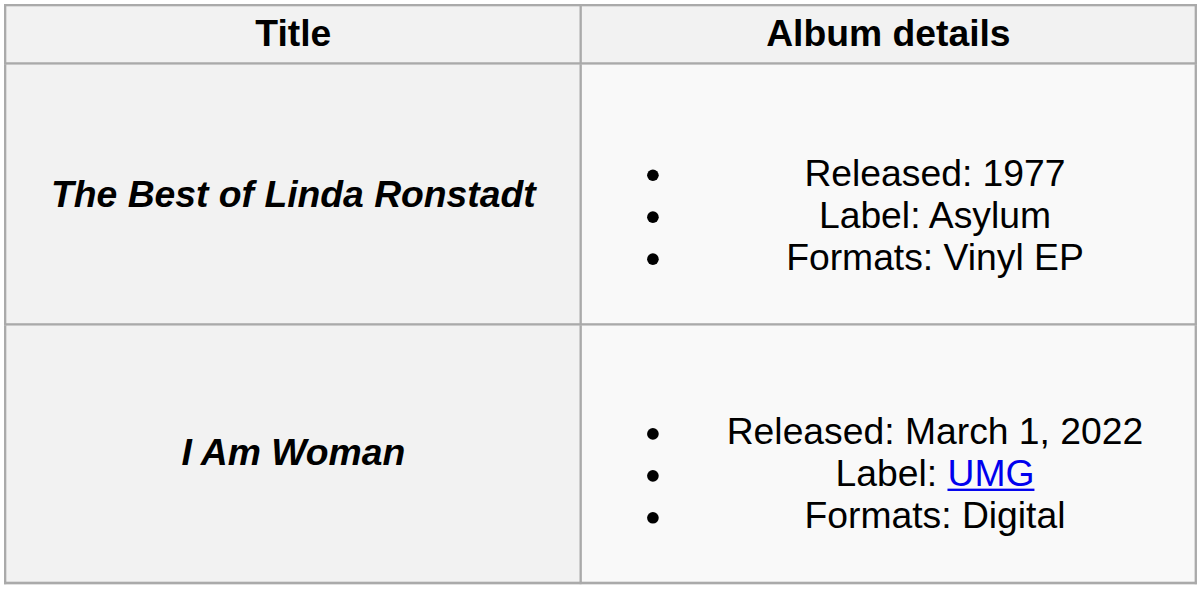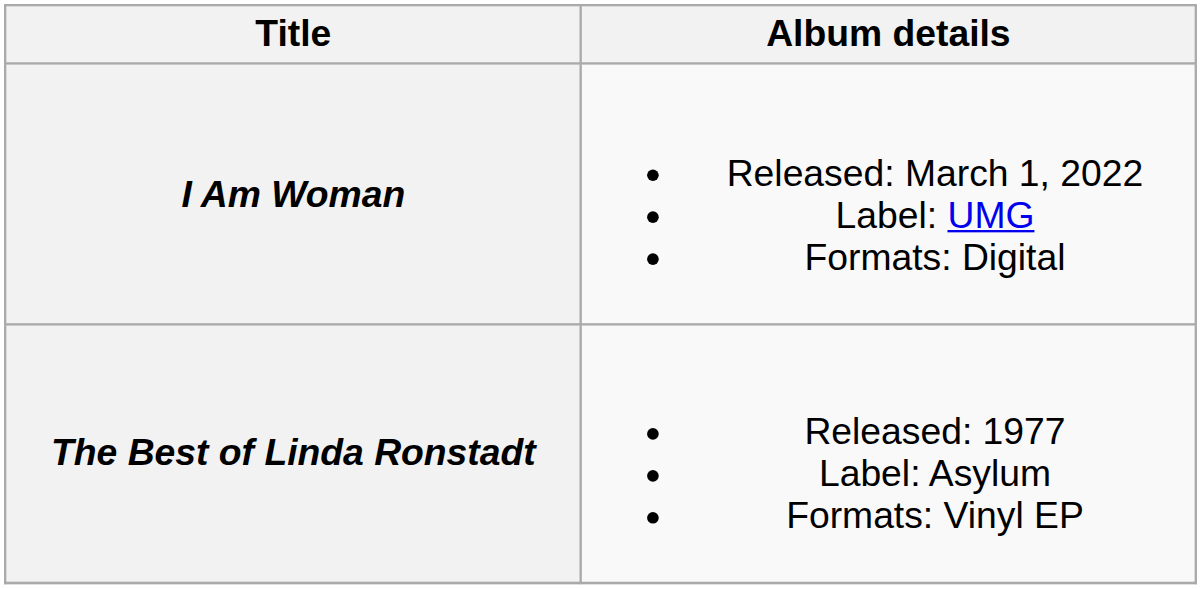rows swapped: (293, 193) <-> (293, 452)
